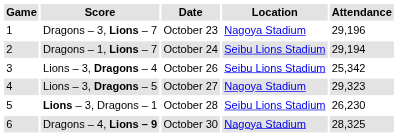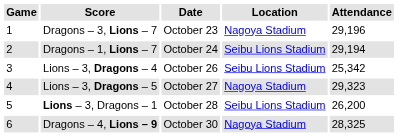(349, 105) 26,230 -> (349, 105) 26,200
